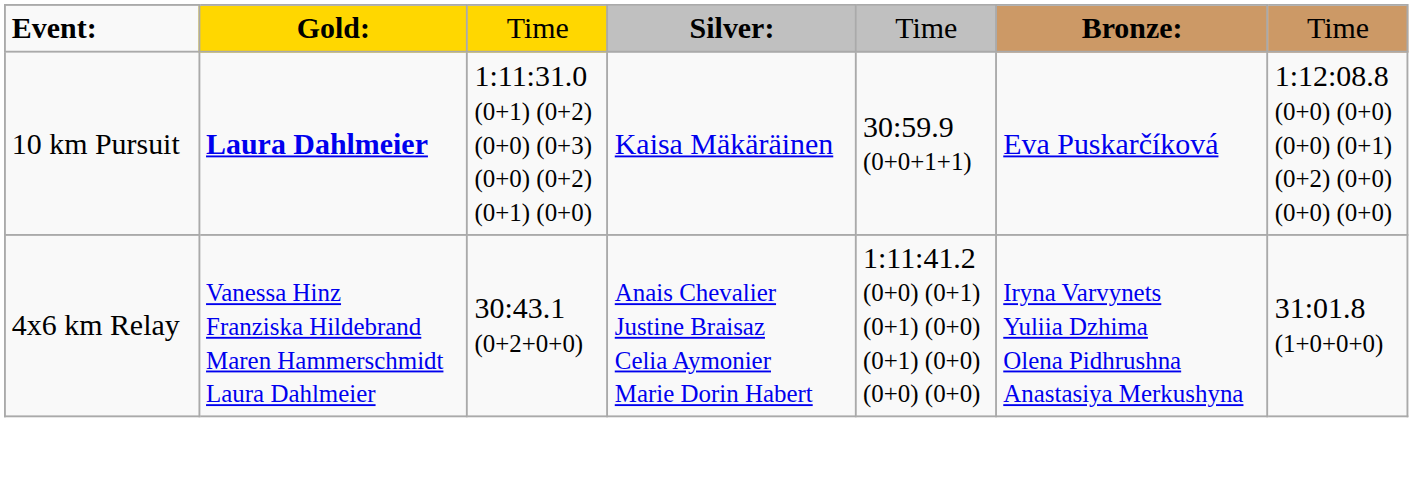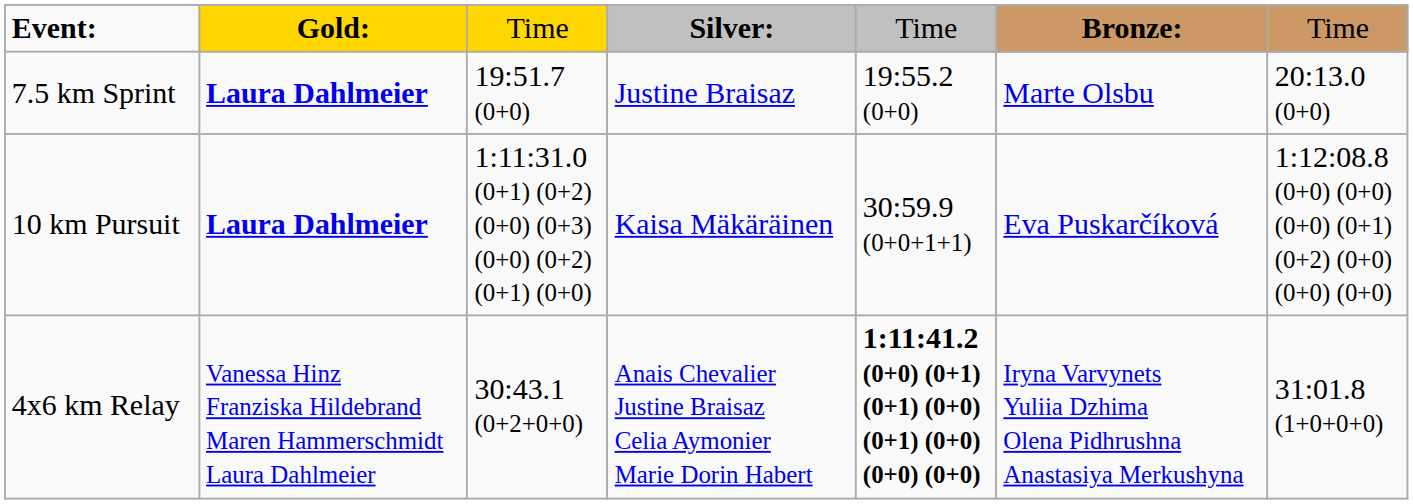+ row: (94, 92)
(922, 325) normal -> (922, 406) bold
